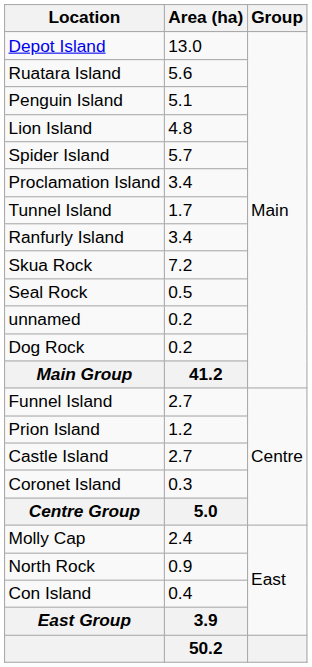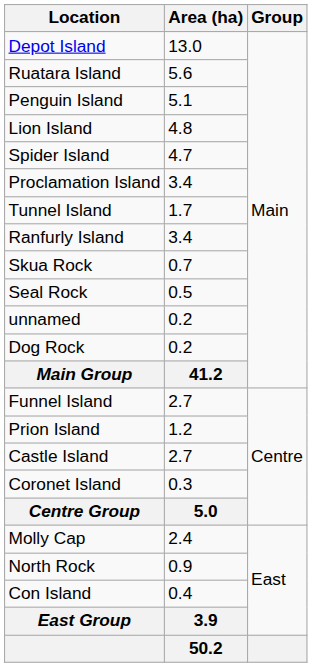(180, 155) 5.7 -> (180, 155) 4.7
(180, 264) 7.2 -> (180, 264) 0.7
